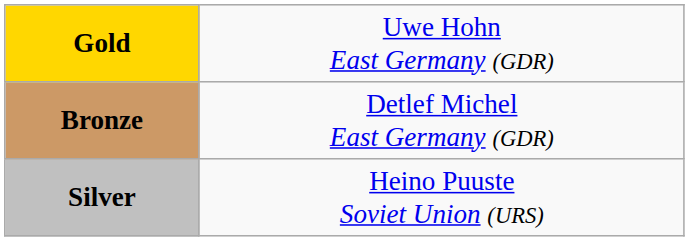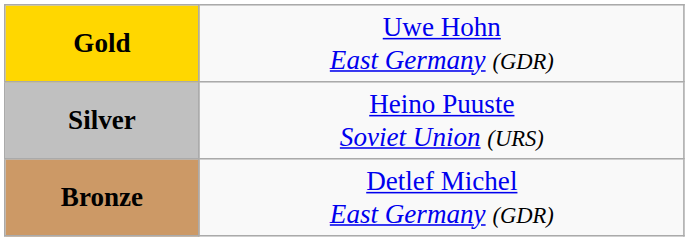rows swapped: (102, 196) <-> (102, 119)
